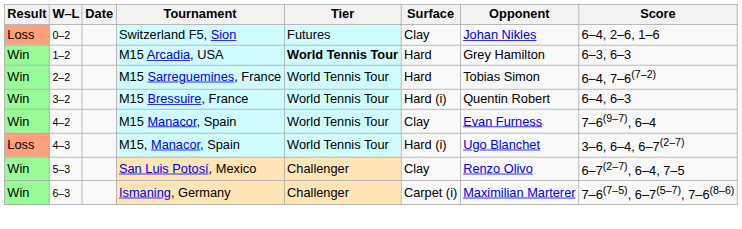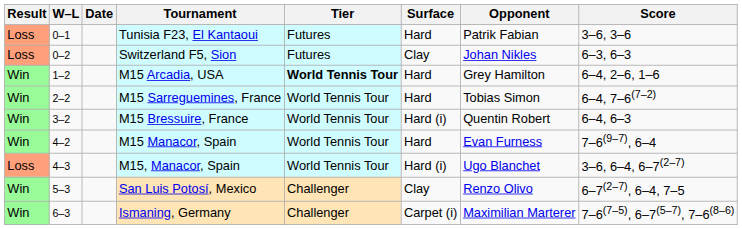+ row: (188, 34)
(621, 34) 6–4, 2–6, 1–6 -> (606, 55) 6–3, 6–3
(606, 55) 6–3, 6–3 -> (621, 75) 6–4, 2–6, 1–6
(417, 121) Clay -> (418, 141) Hard
